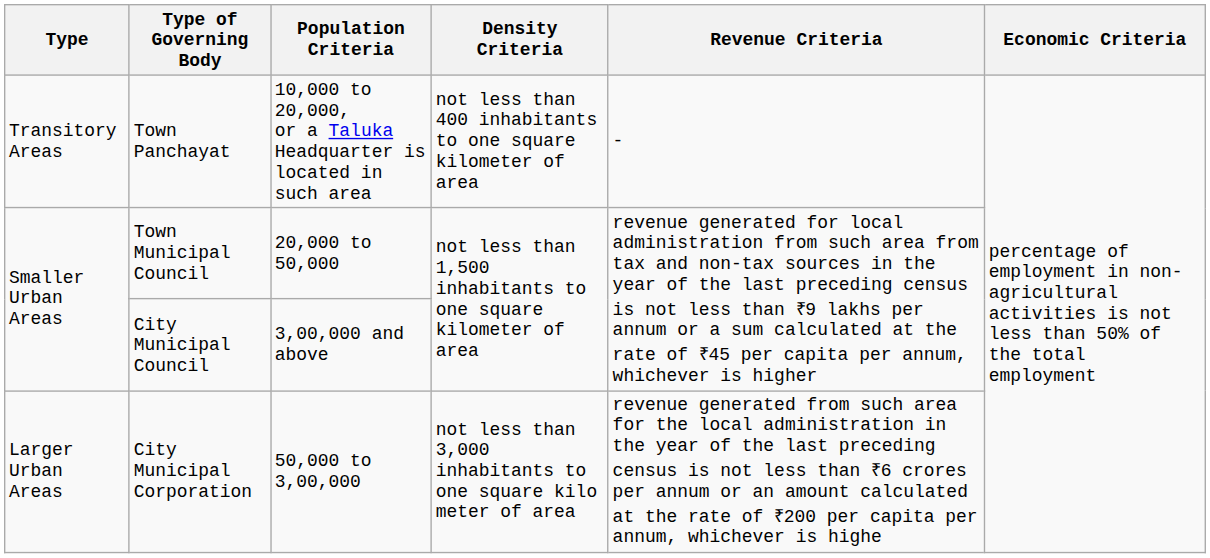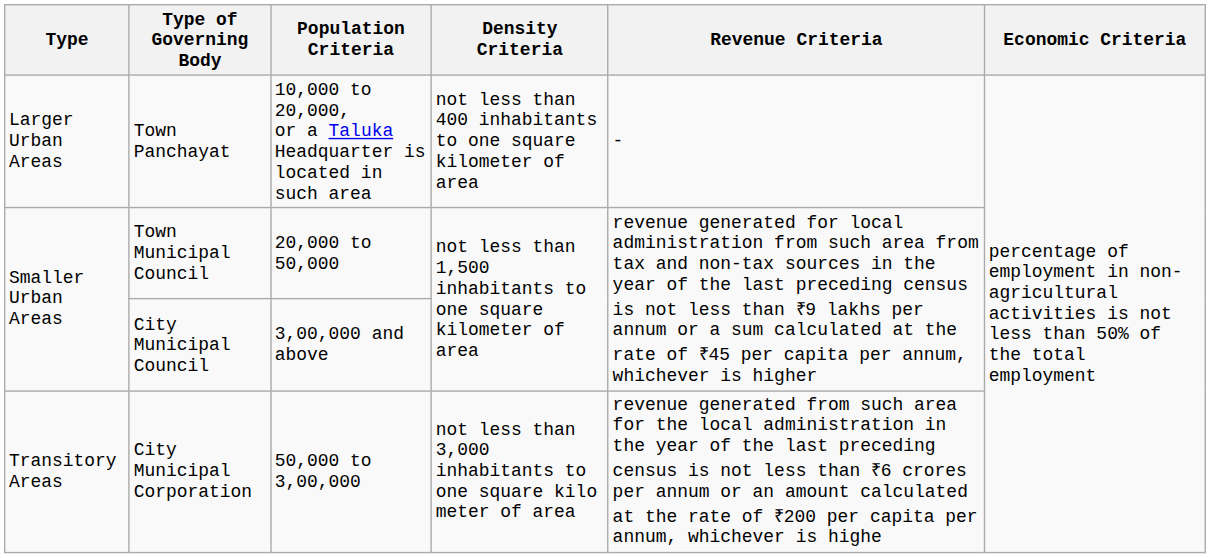(63, 142) Transitory Areas -> (41, 142) Larger Urban Areas
(41, 471) Larger Urban Areas -> (63, 471) Transitory Areas
